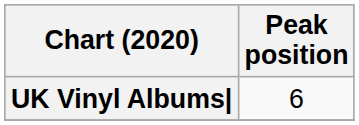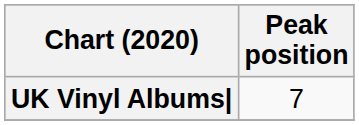(297, 98) 6 -> (297, 98) 7
